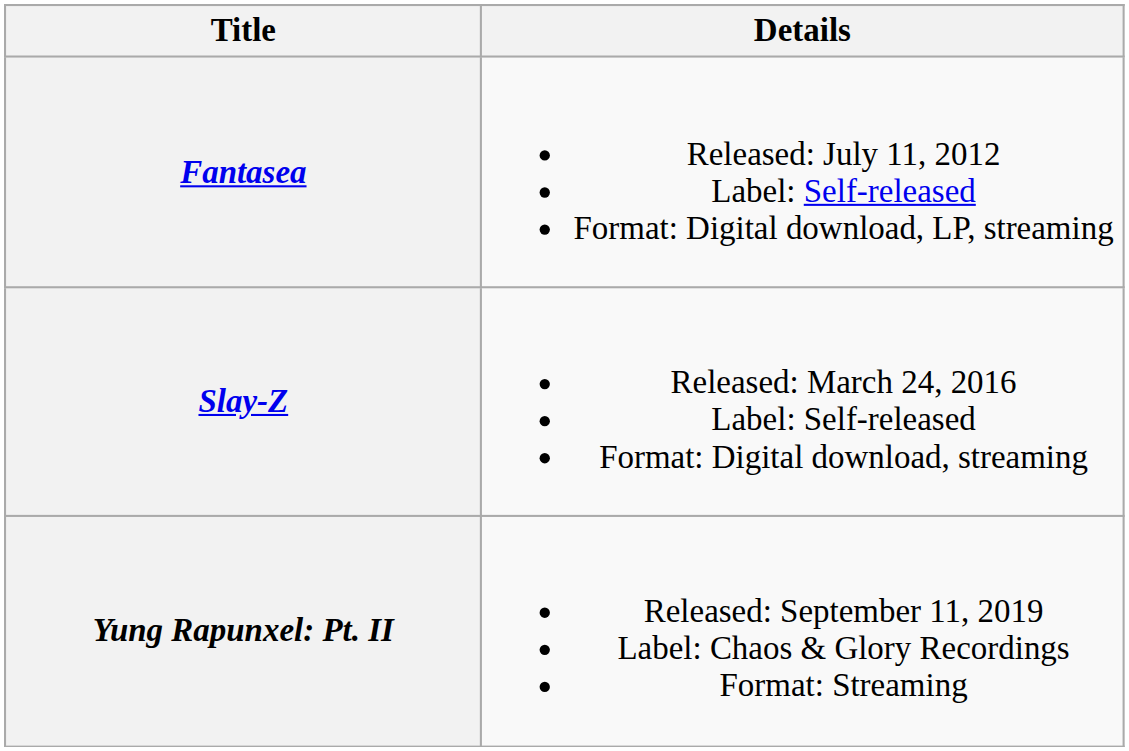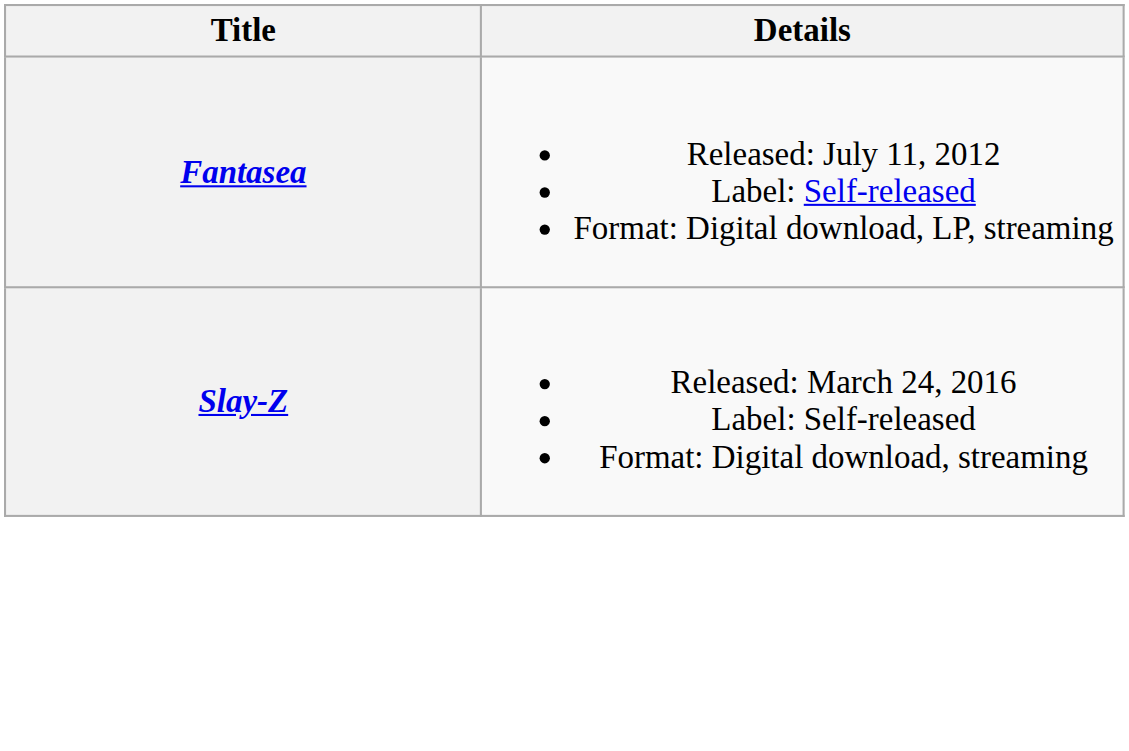- row: (243, 630)
